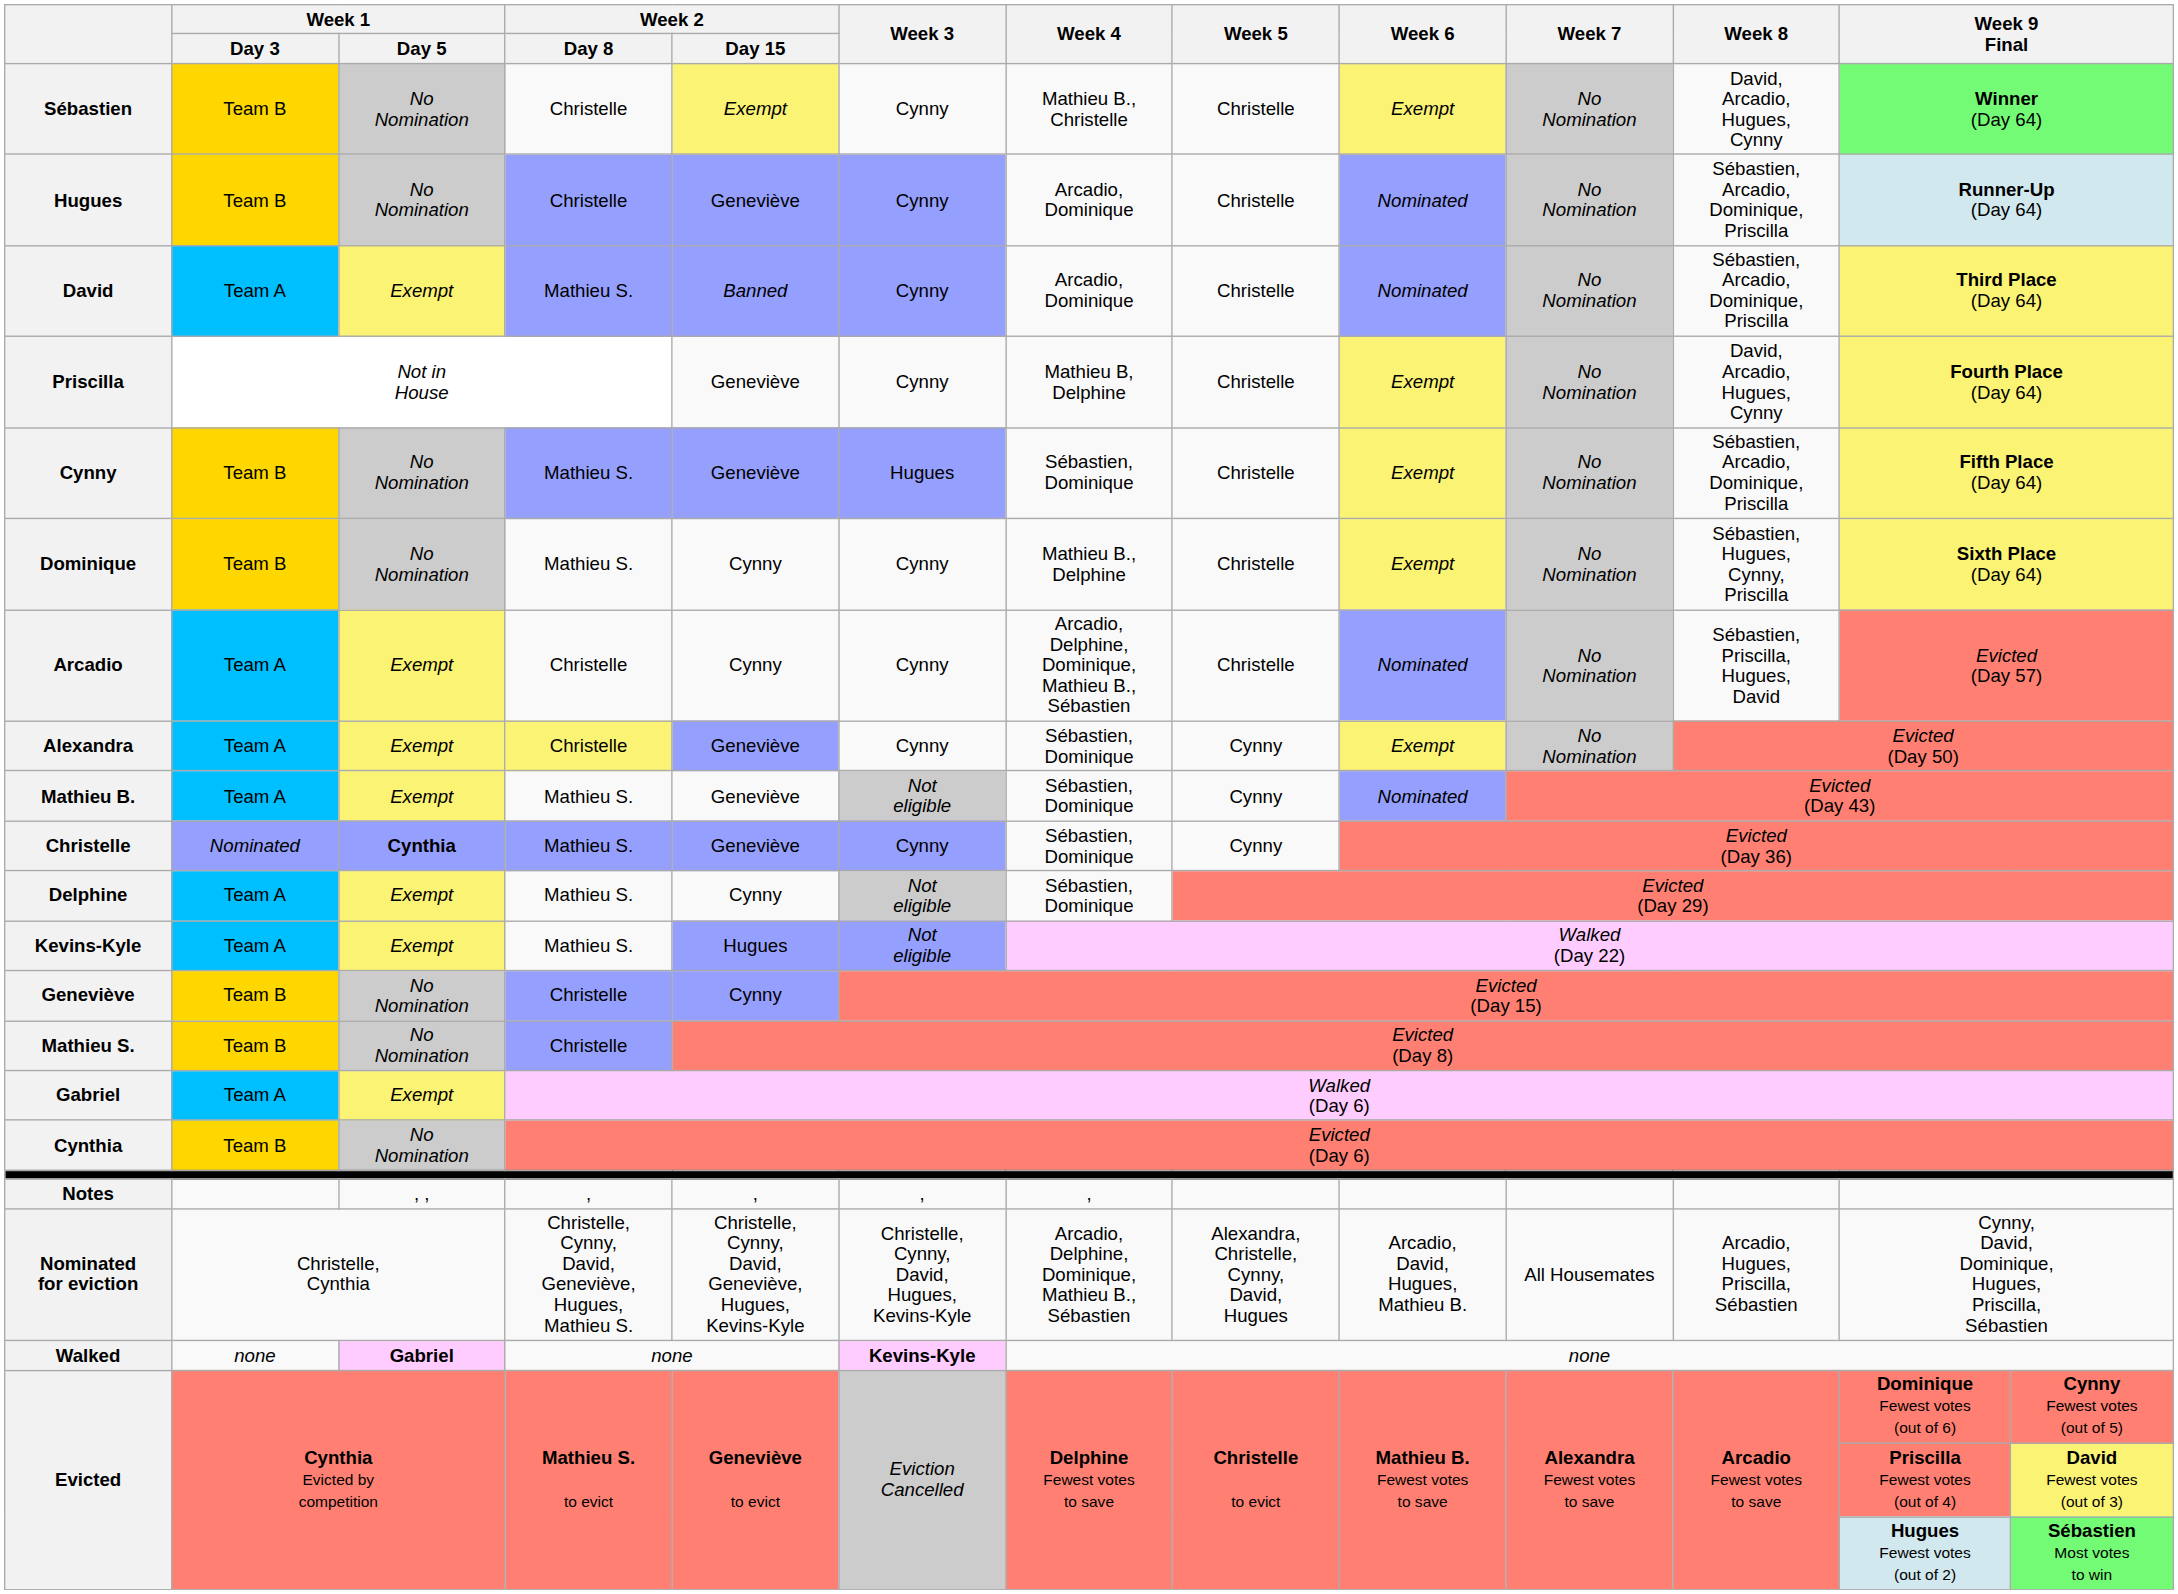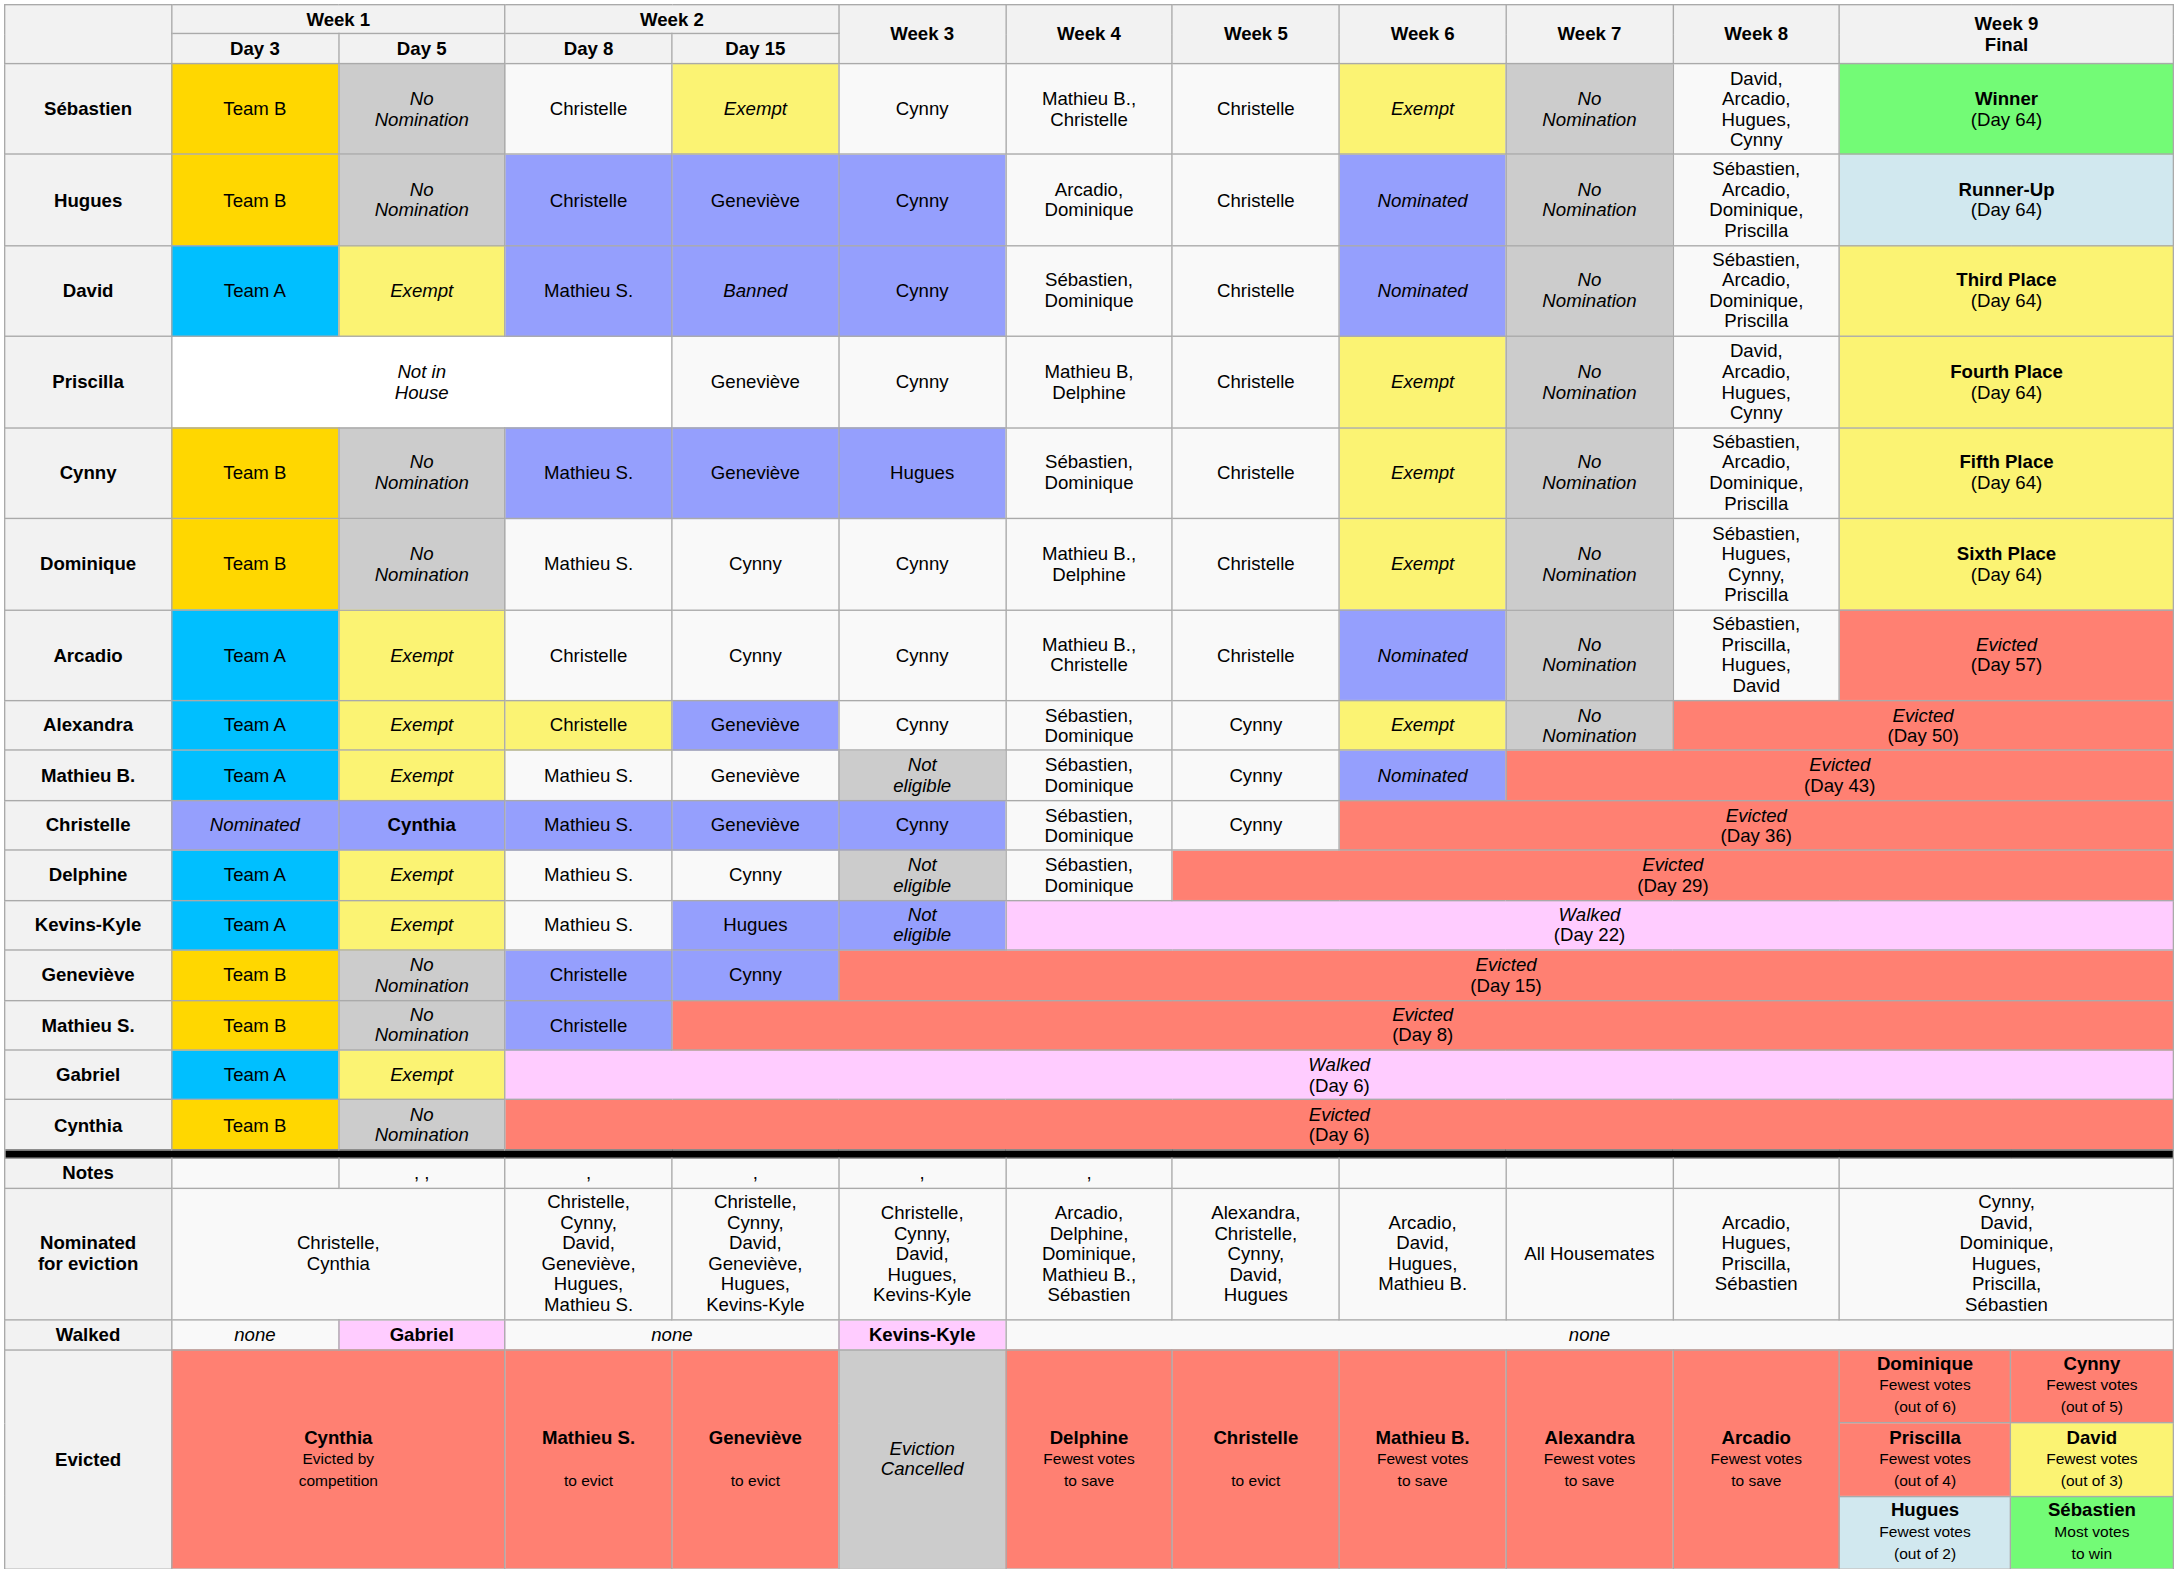(1089, 291) Arcadio, Dominique -> (1089, 291) Sébastien, Dominique
(1089, 665) Arcadio, Delphine, Dominique, Mathieu B., Sébastien -> (1089, 655) Mathieu B., Christelle
